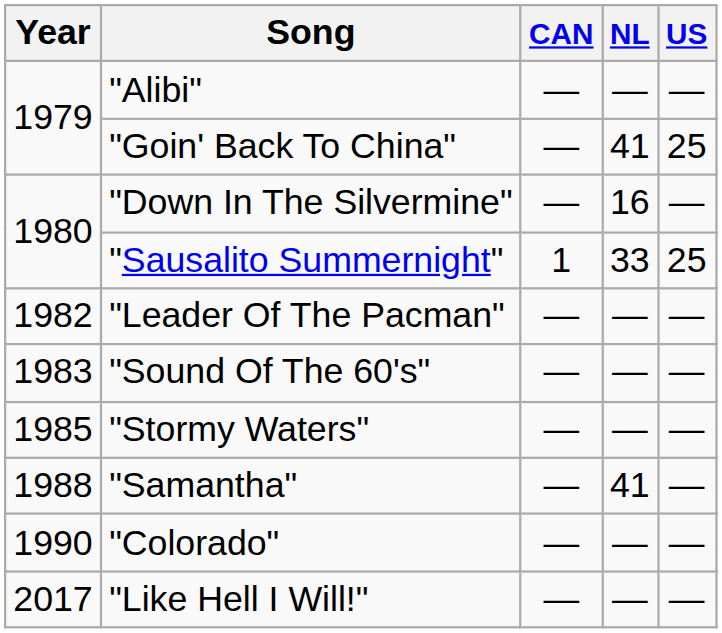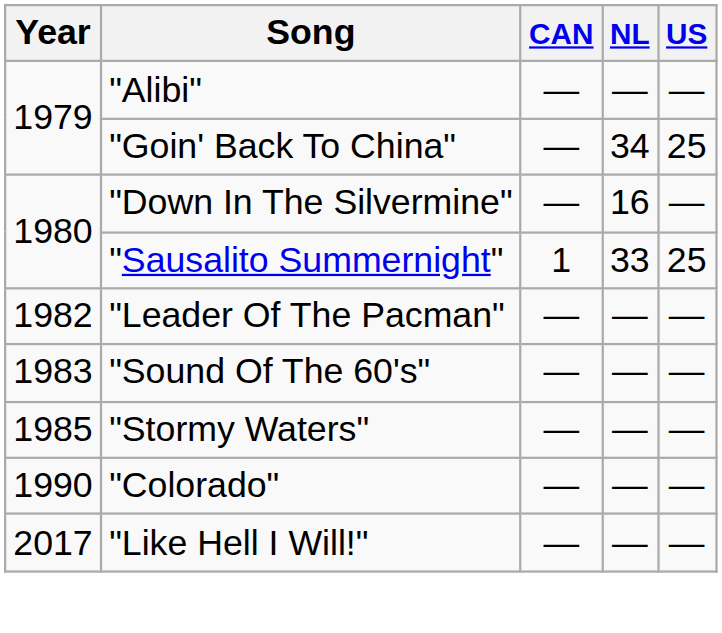(630, 145) 41 -> (630, 145) 34
- row: (203, 485)
